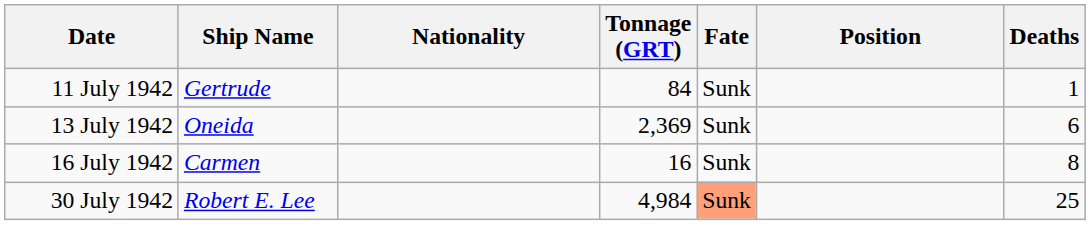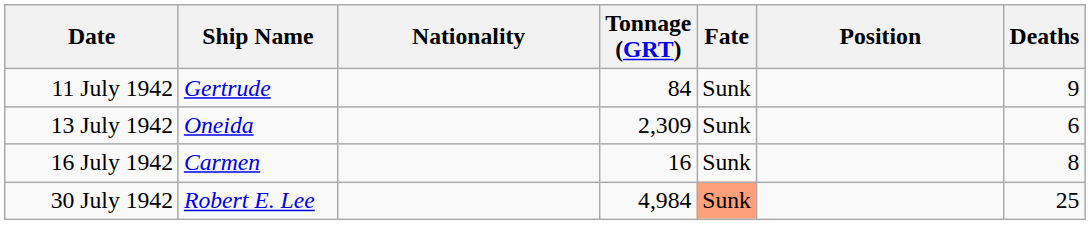(1073, 87) 1 -> (1073, 87) 9
(665, 125) 2,369 -> (665, 125) 2,309
